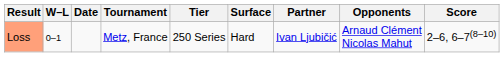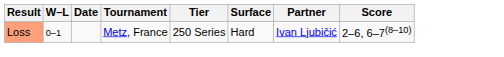- column: (382, 13)
